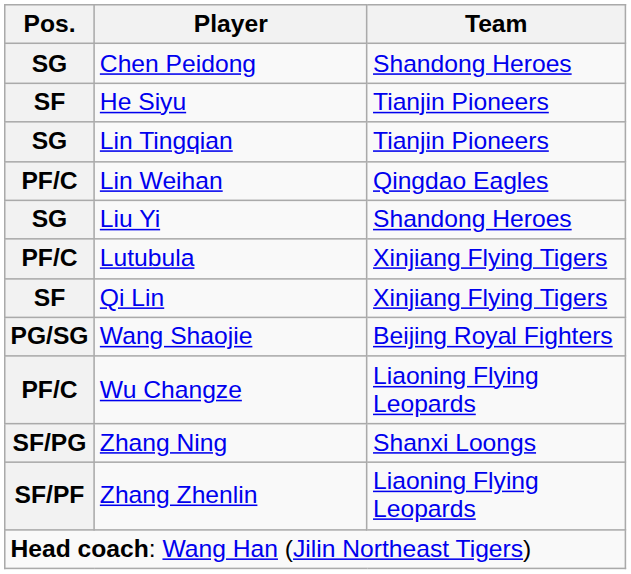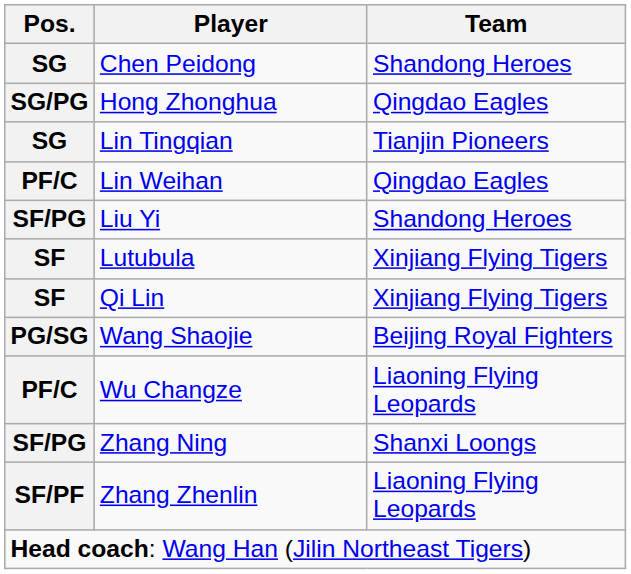- row: (143, 102)
+ row: (188, 102)
(49, 219) SG -> (49, 219) SF/PG
(49, 258) PF/C -> (49, 258) SF
